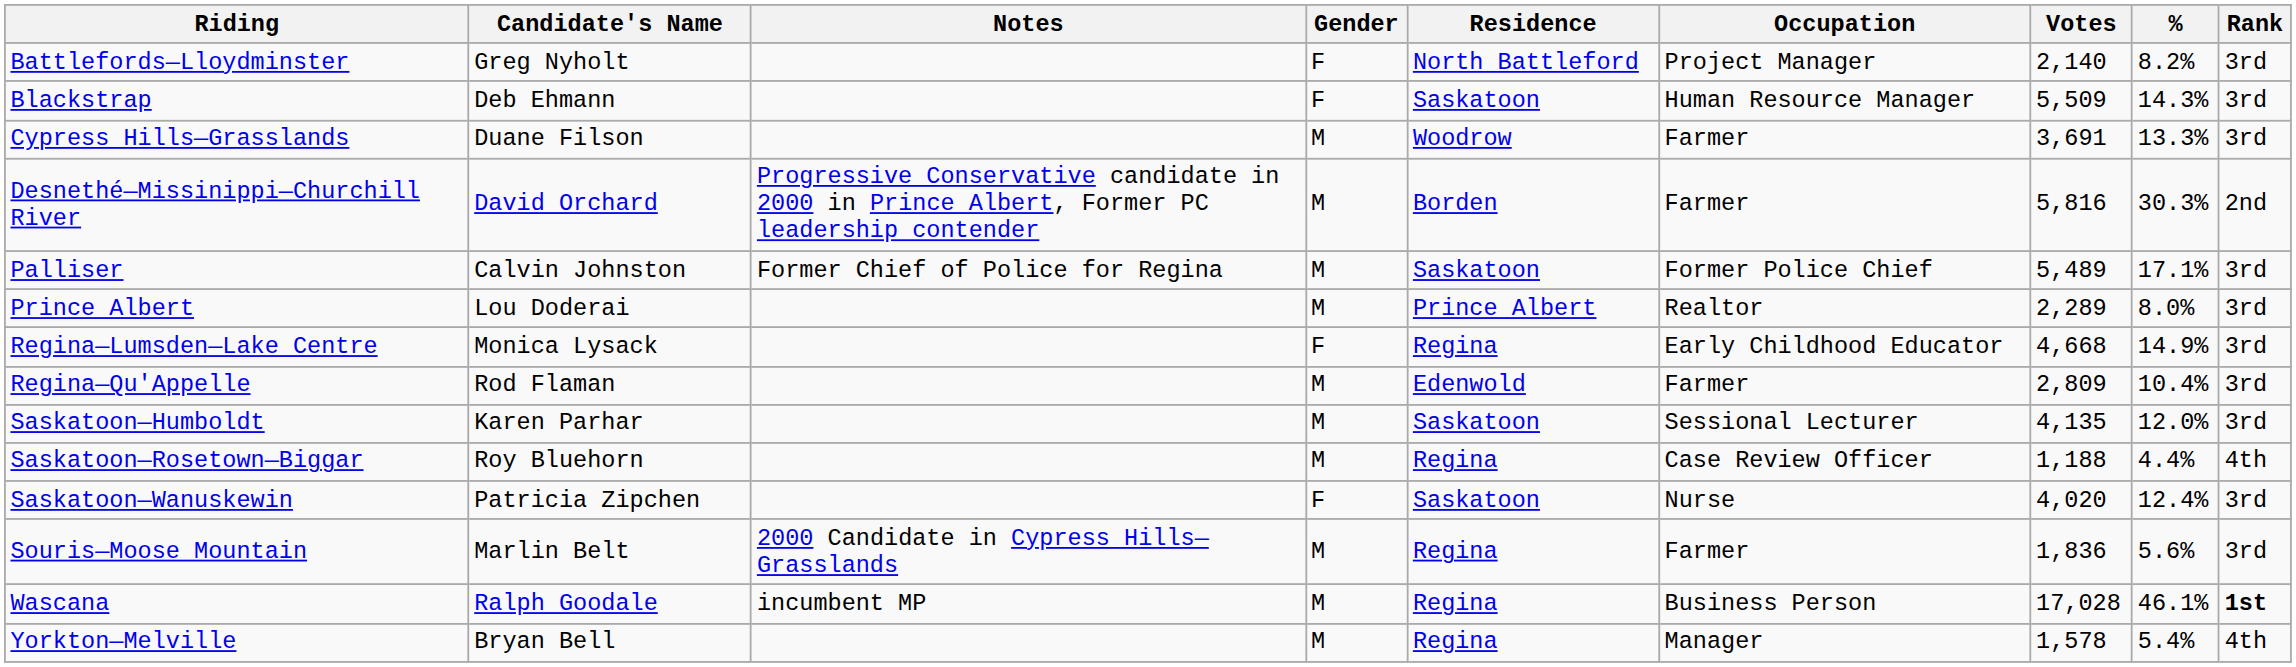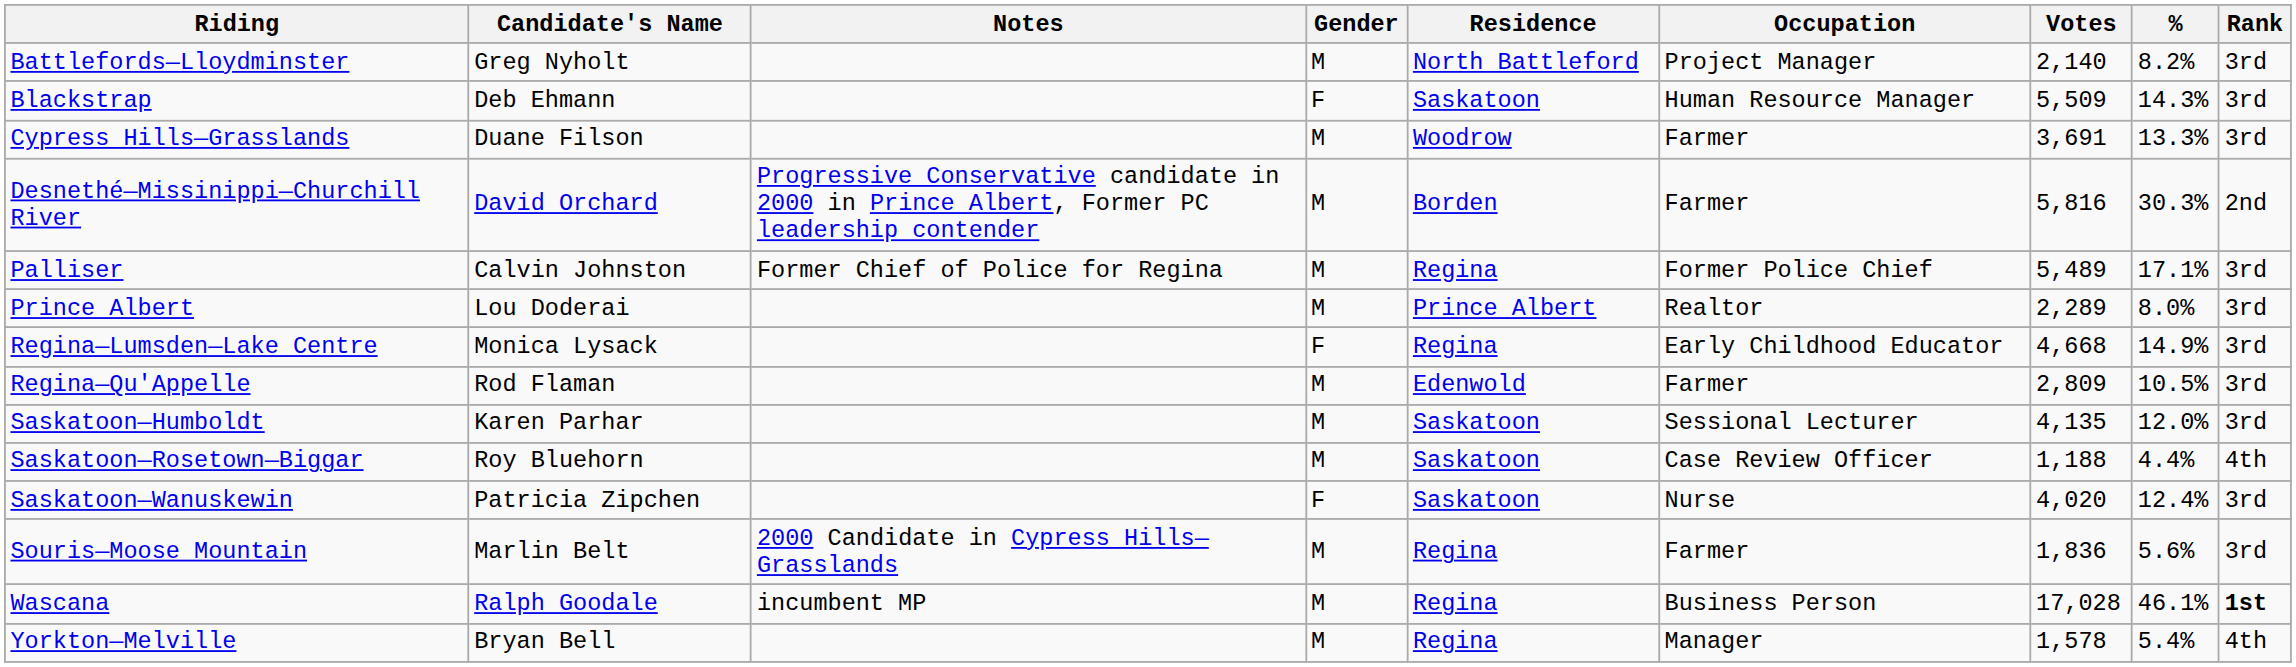(1318, 62) F -> (1318, 62) M
(1476, 270) Saskatoon -> (1455, 270) Regina
(2173, 385) 10.4% -> (2173, 385) 10.5%
(1455, 462) Regina -> (1476, 462) Saskatoon
